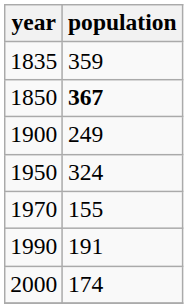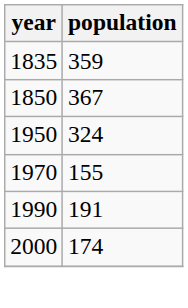(86, 97) bold -> (86, 97) normal
- row: (34, 135)
